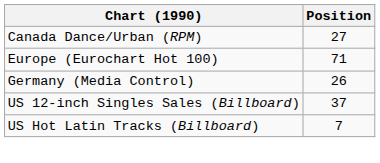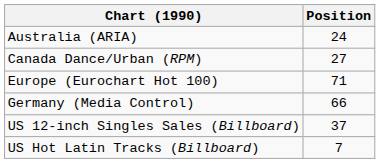+ row: (73, 38)
(339, 82) 26 -> (339, 104) 66
